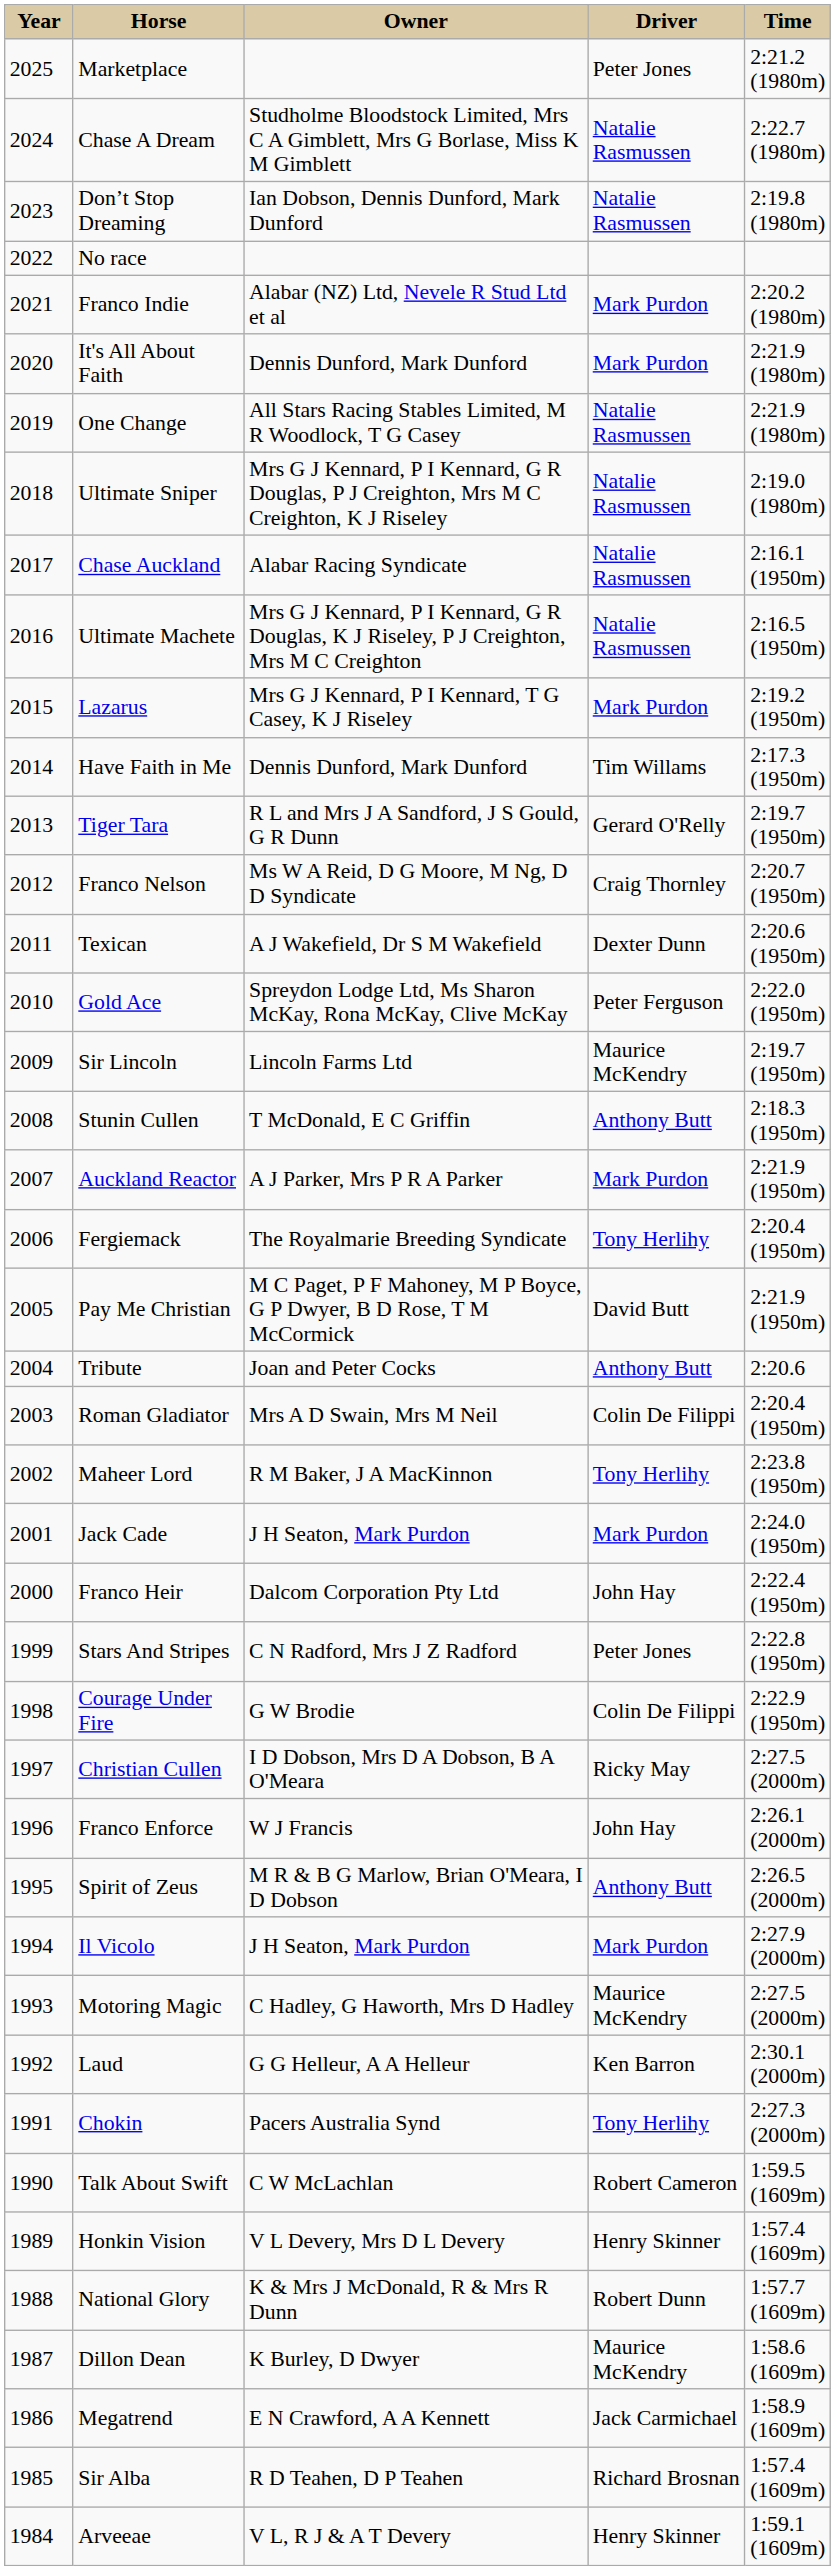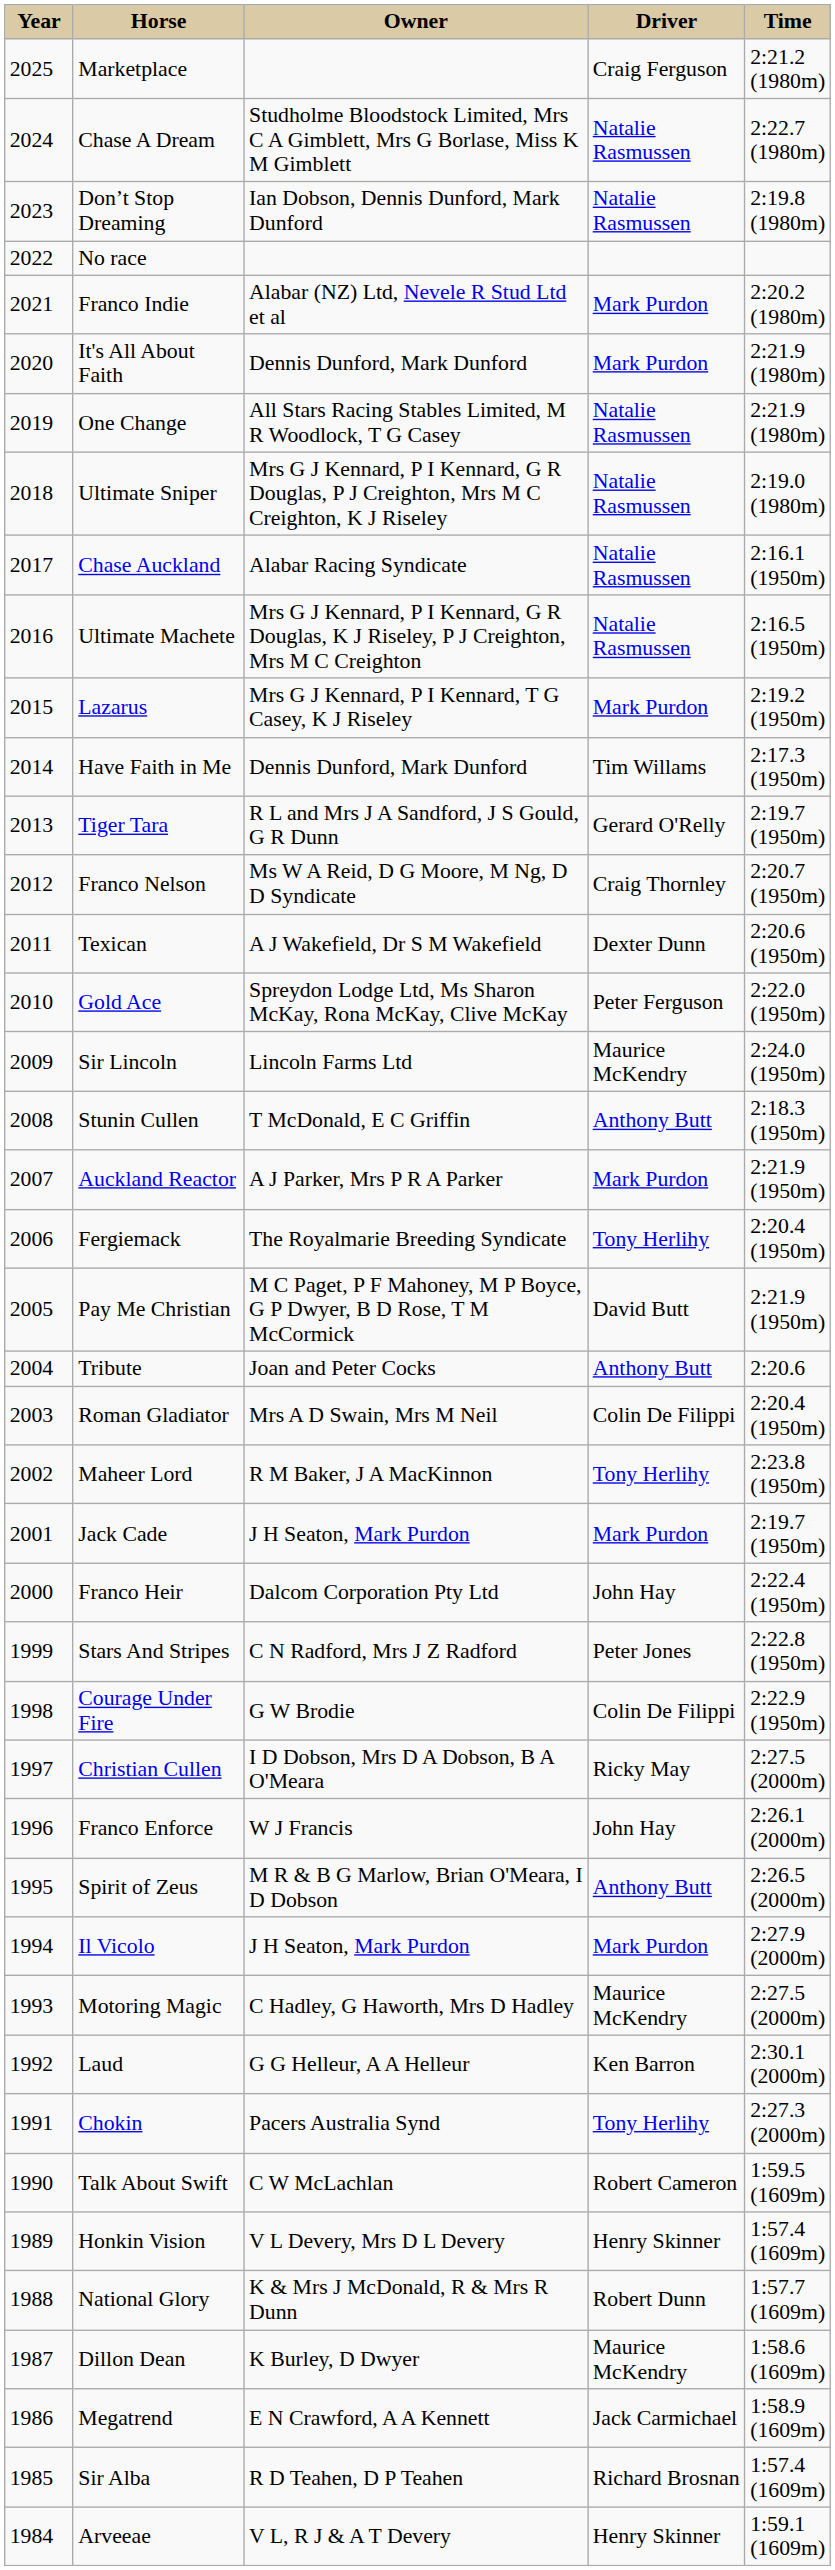(642, 68) Peter Jones -> (660, 68) Craig Ferguson
(788, 1061) 2:19.7 (1950m) -> (788, 1061) 2:24.0 (1950m)
(788, 1533) 2:24.0 (1950m) -> (788, 1533) 2:19.7 (1950m)
